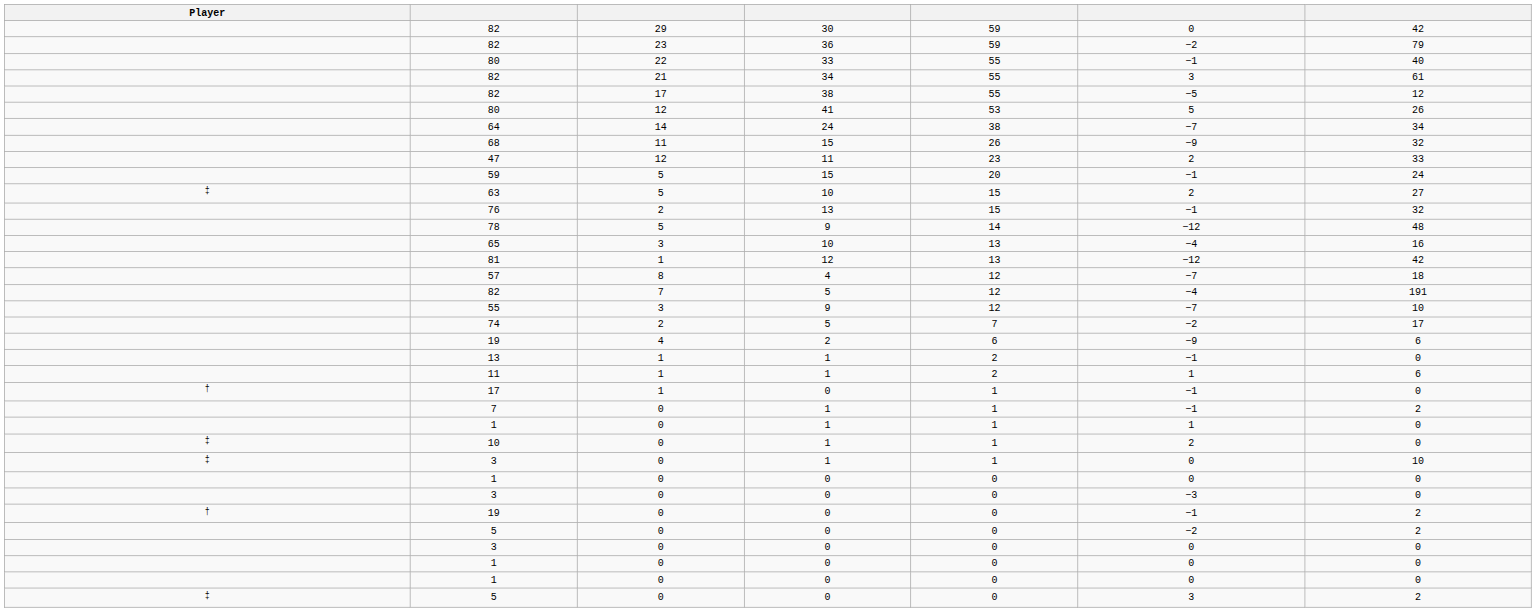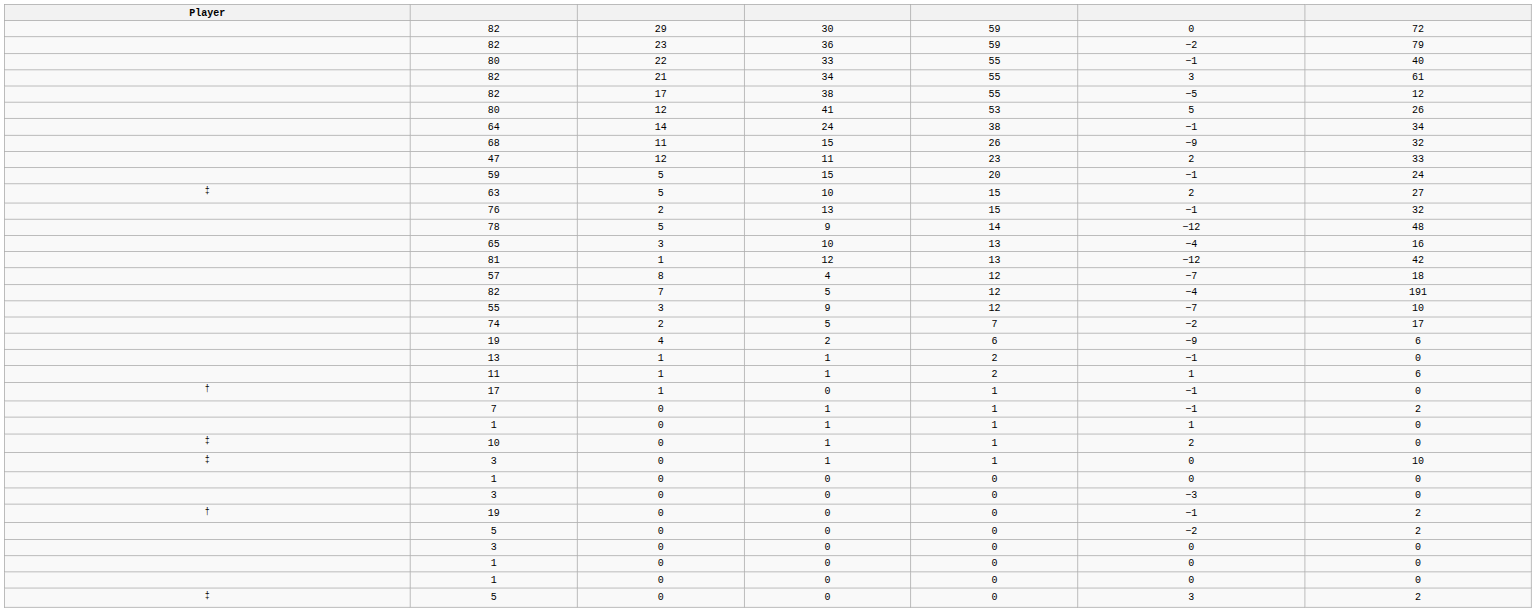(1418, 29) 42 -> (1418, 29) 72
(1191, 127) −7 -> (1191, 127) −1
